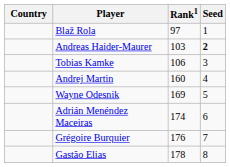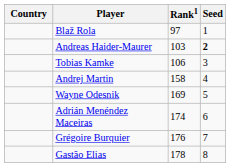(178, 79) 160 -> (178, 79) 158
